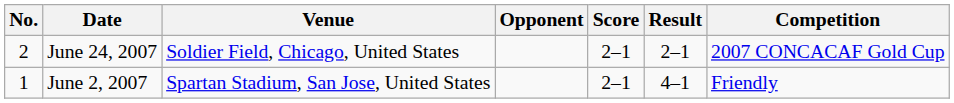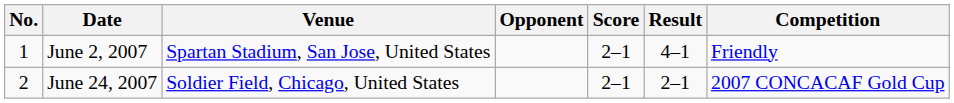rows swapped: (97, 82) <-> (102, 51)
